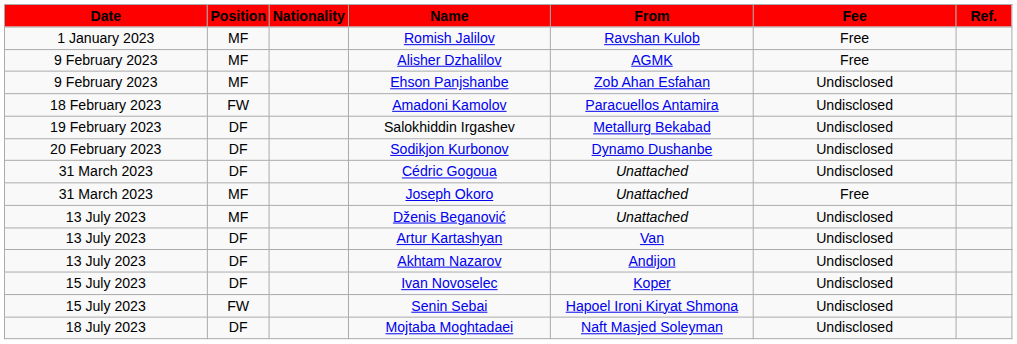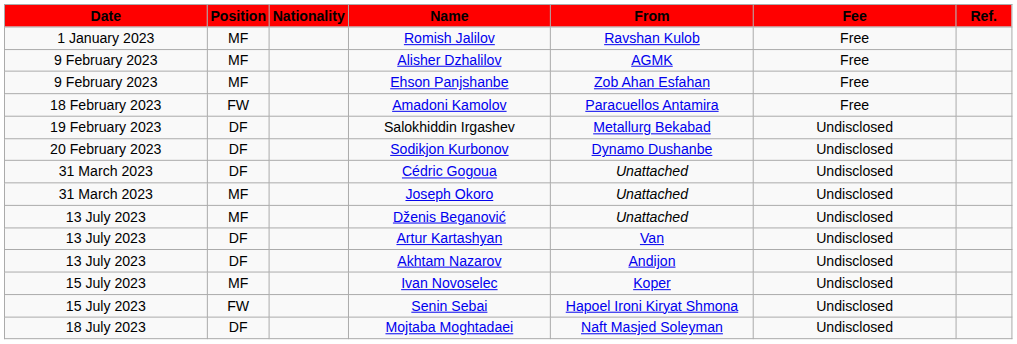(855, 83) Undisclosed -> (855, 83) Free
(855, 105) Undisclosed -> (855, 105) Free
(855, 194) Free -> (855, 194) Undisclosed
(238, 284) DF -> (238, 284) MF
